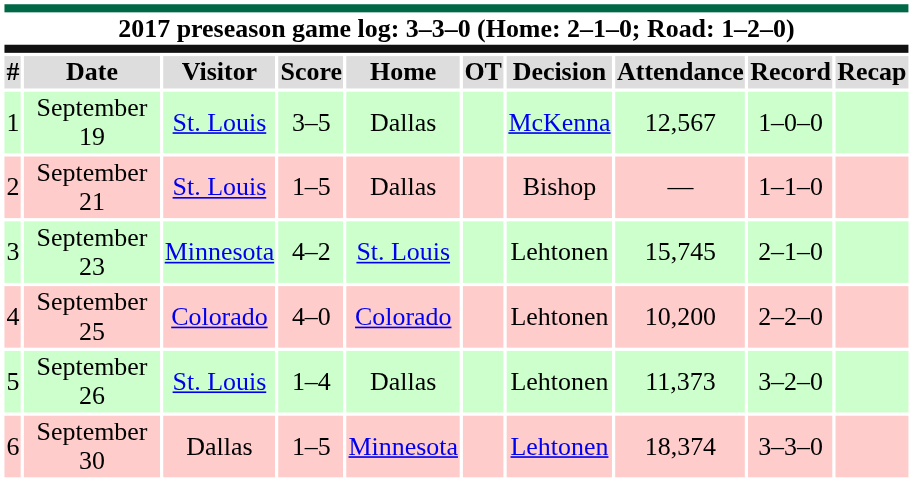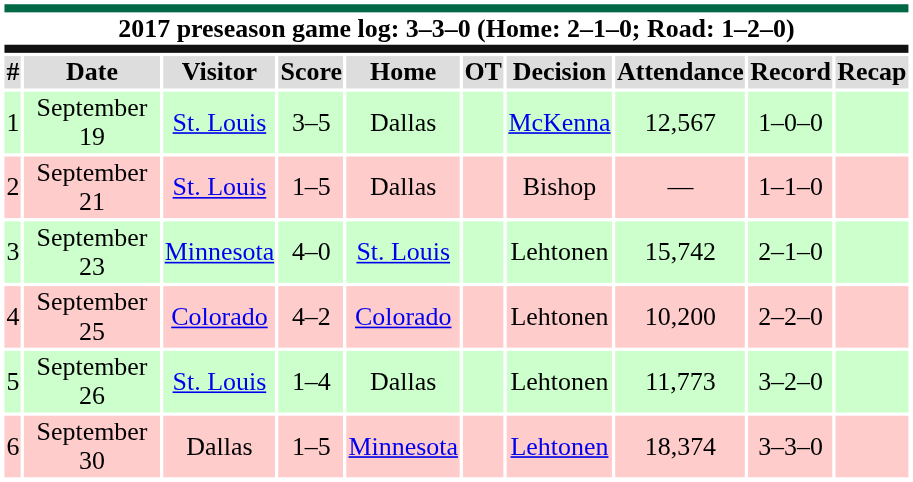(311, 251) 4–2 -> (311, 251) 4–0
(680, 251) 15,745 -> (680, 251) 15,742
(311, 316) 4–0 -> (311, 316) 4–2
(680, 381) 11,373 -> (680, 381) 11,773
